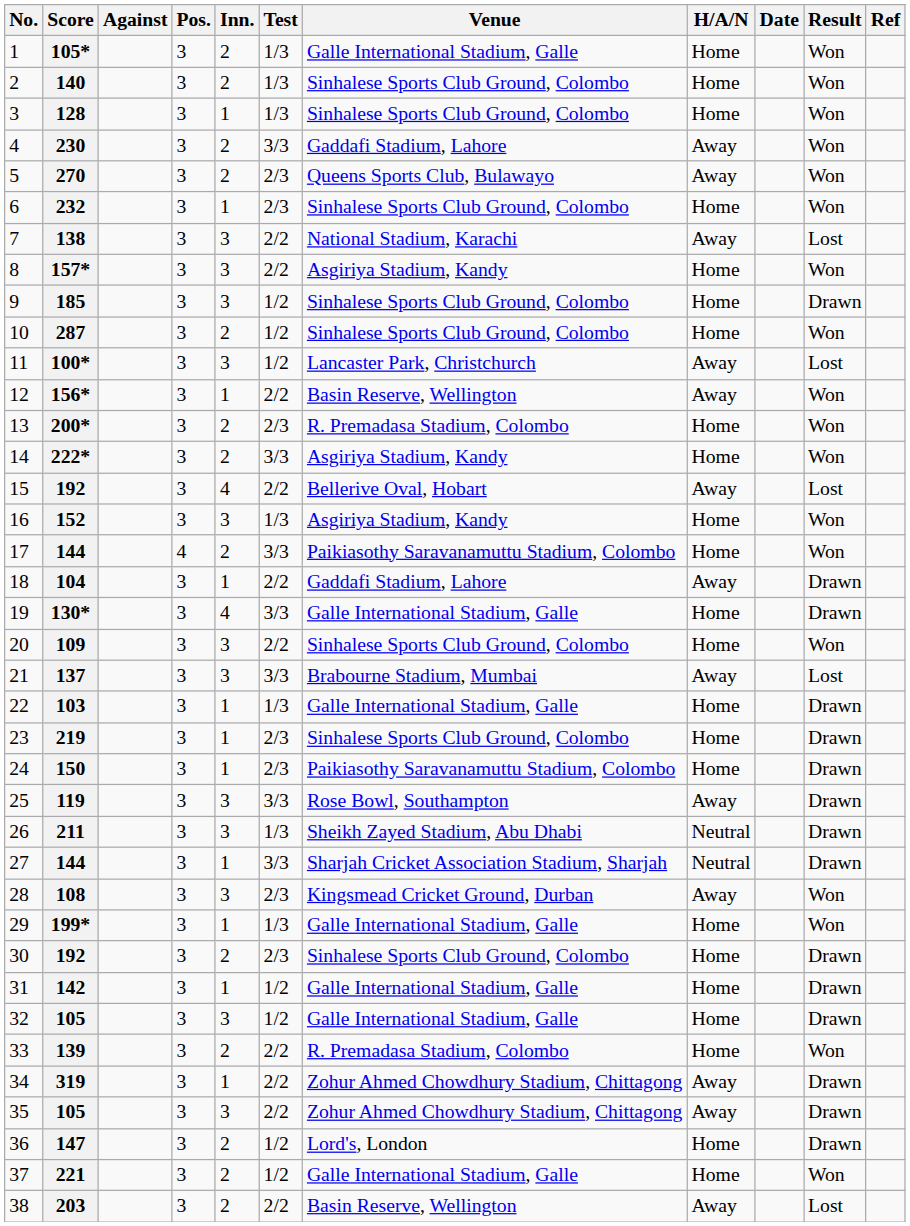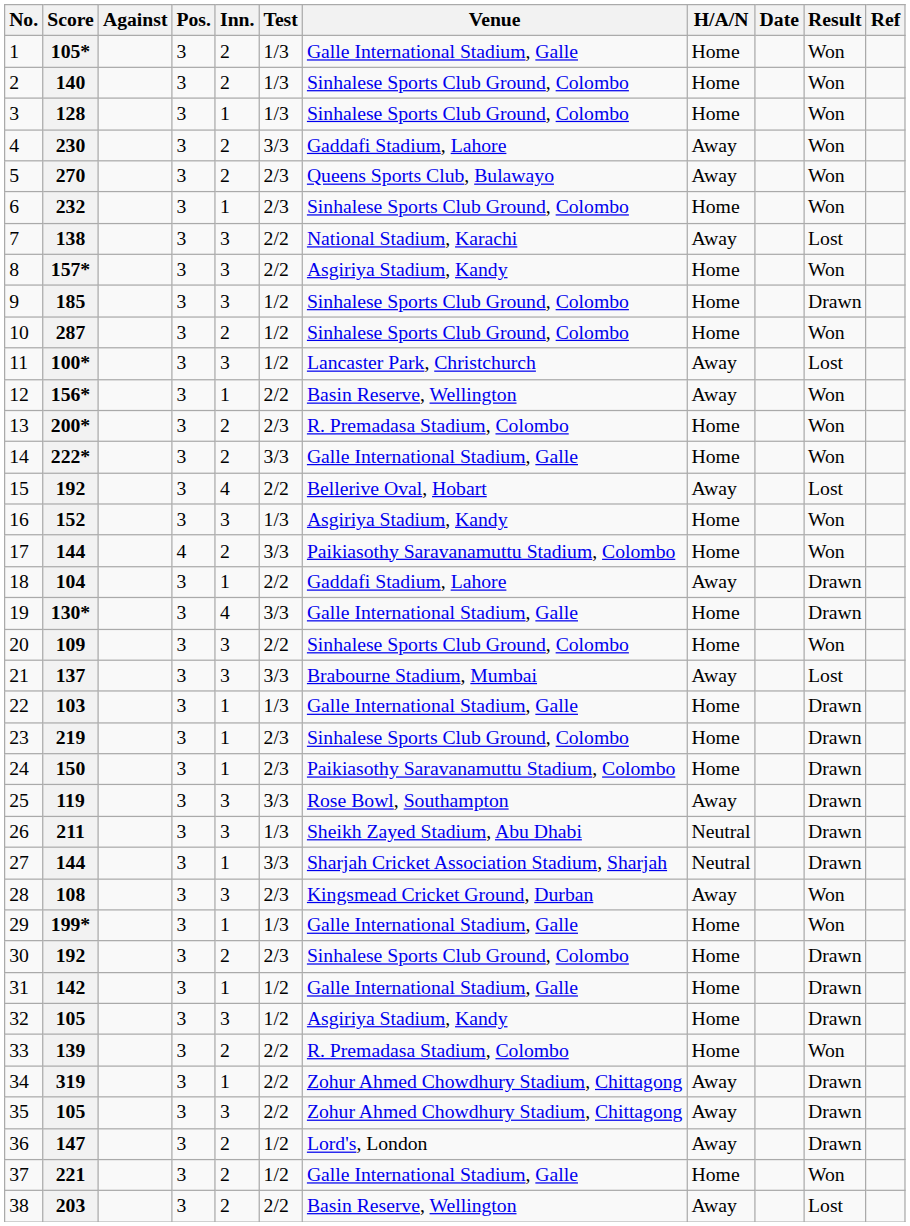(407, 457) Asgiriya Stadium, Kandy -> (442, 457) Galle International Stadium, Galle
(442, 1018) Galle International Stadium, Galle -> (407, 1018) Asgiriya Stadium, Kandy
(716, 1143) Home -> (714, 1143) Away
